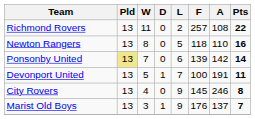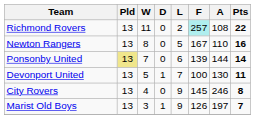(199, 28) no background -> (199, 28) paleturquoise background
(199, 43) 118 -> (199, 43) 167
(220, 59) 142 -> (220, 59) 144
(220, 75) 191 -> (220, 75) 130
(199, 106) 176 -> (199, 106) 126
(220, 106) 137 -> (220, 106) 197
